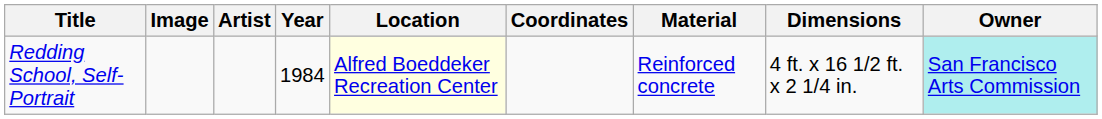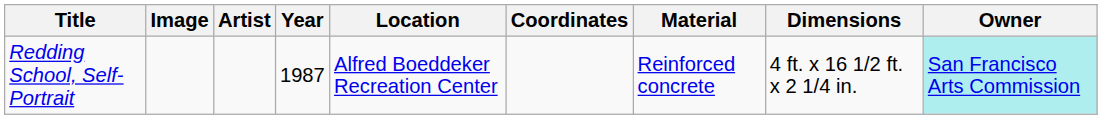(302, 75) 1984 -> (302, 75) 1987
(416, 75) lightyellow background -> (416, 75) no background
